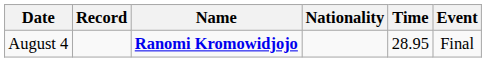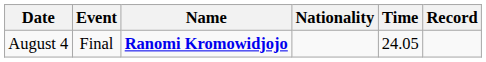columns swapped: (457, 17) <-> (102, 17)
(410, 43) 28.95 -> (400, 43) 24.05
